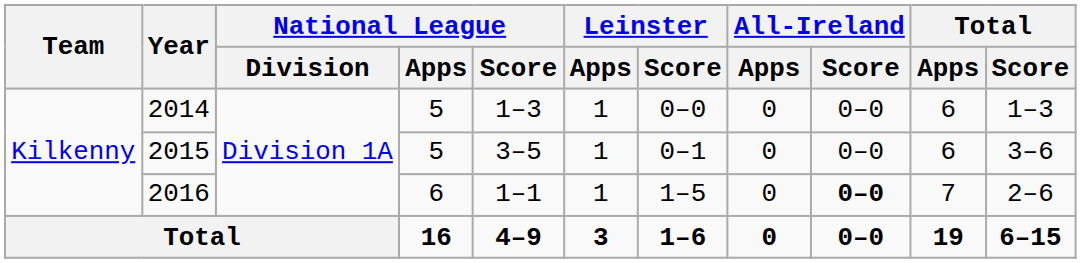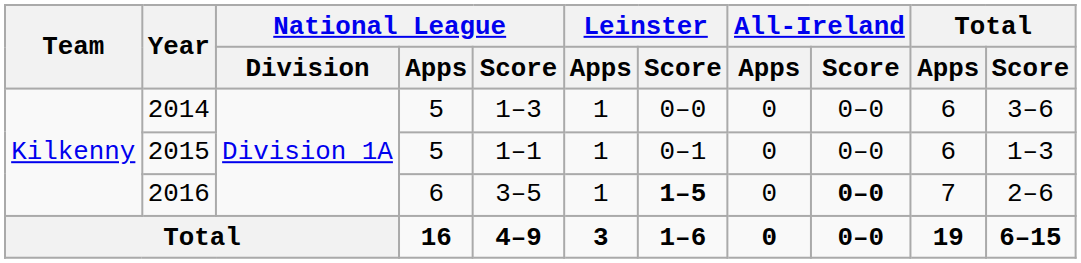(1030, 110) 1–3 -> (1030, 110) 3–6
(518, 153) 3–5 -> (518, 153) 1–1
(1030, 153) 3–6 -> (1030, 153) 1–3
(518, 195) 1–1 -> (518, 195) 3–5
(683, 195) normal -> (683, 195) bold
